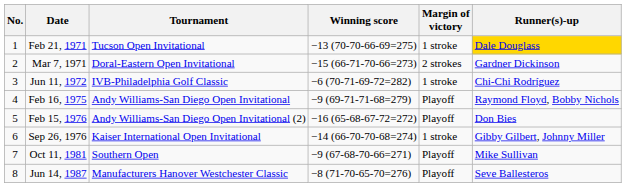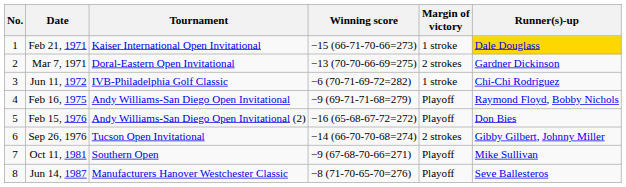(148, 45) Tucson Open Invitational -> (176, 45) Kaiser International Open Invitational
(364, 45) −13 (70-70-66-69=275) -> (364, 45) −15 (66-71-70-66=273)
(364, 63) −15 (66-71-70-66=273) -> (364, 63) −13 (70-70-66-69=275)
(176, 136) Kaiser International Open Invitational -> (148, 136) Tucson Open Invitational
(440, 136) 1 stroke -> (442, 136) 2 strokes
